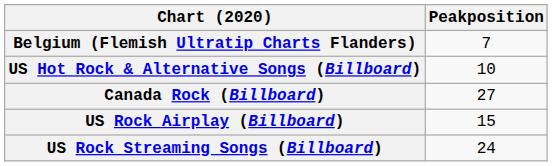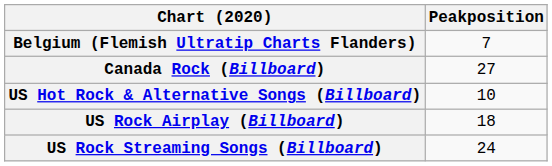rows swapped: (215, 70) <-> (215, 96)
(486, 122) 15 -> (486, 122) 18
